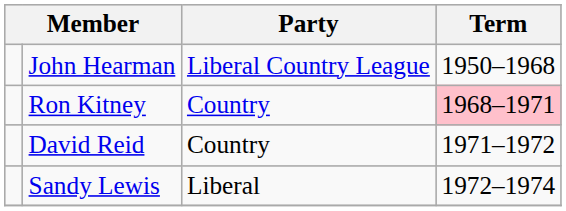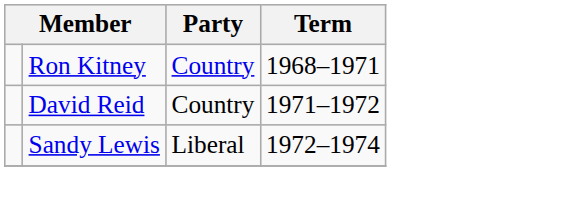- row: (102, 64)
(498, 104) pink background -> (323, 64) no background
